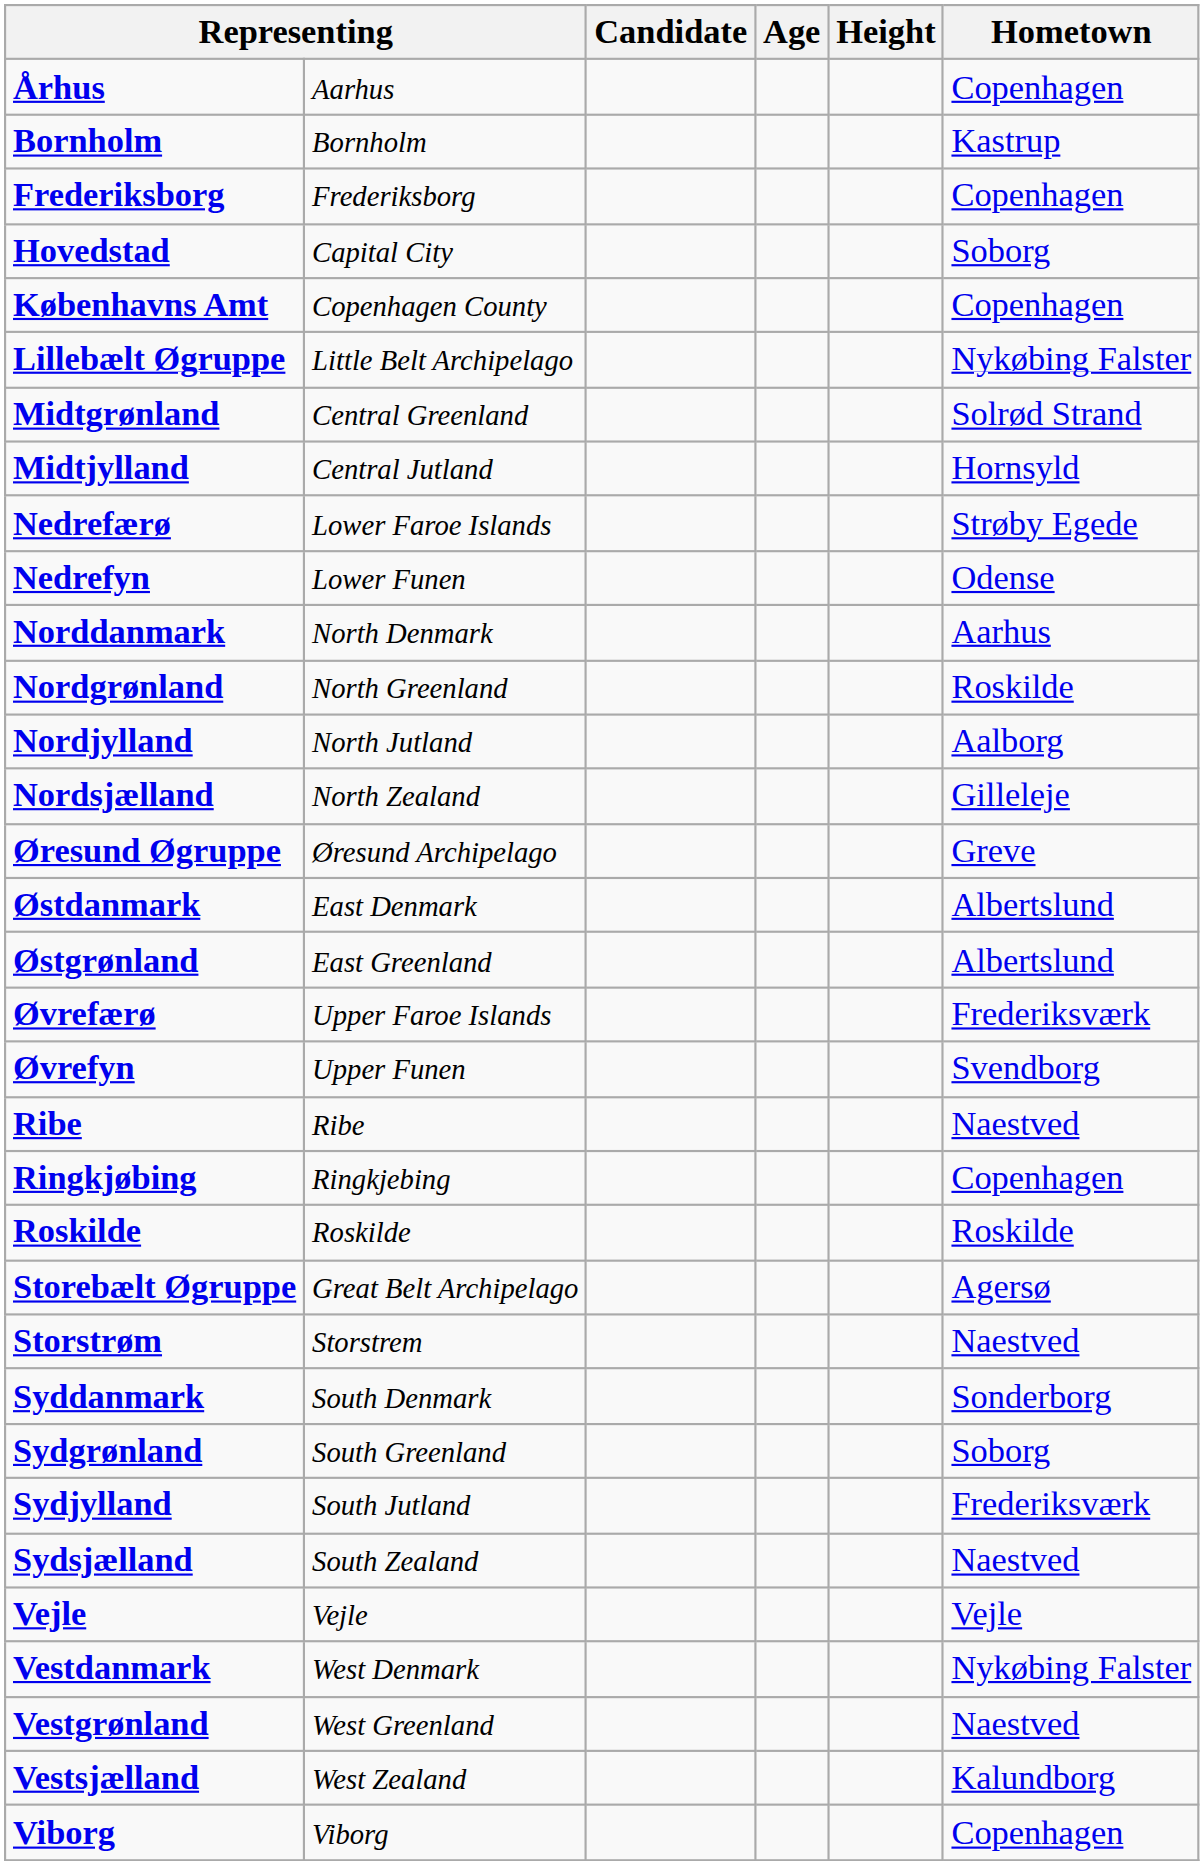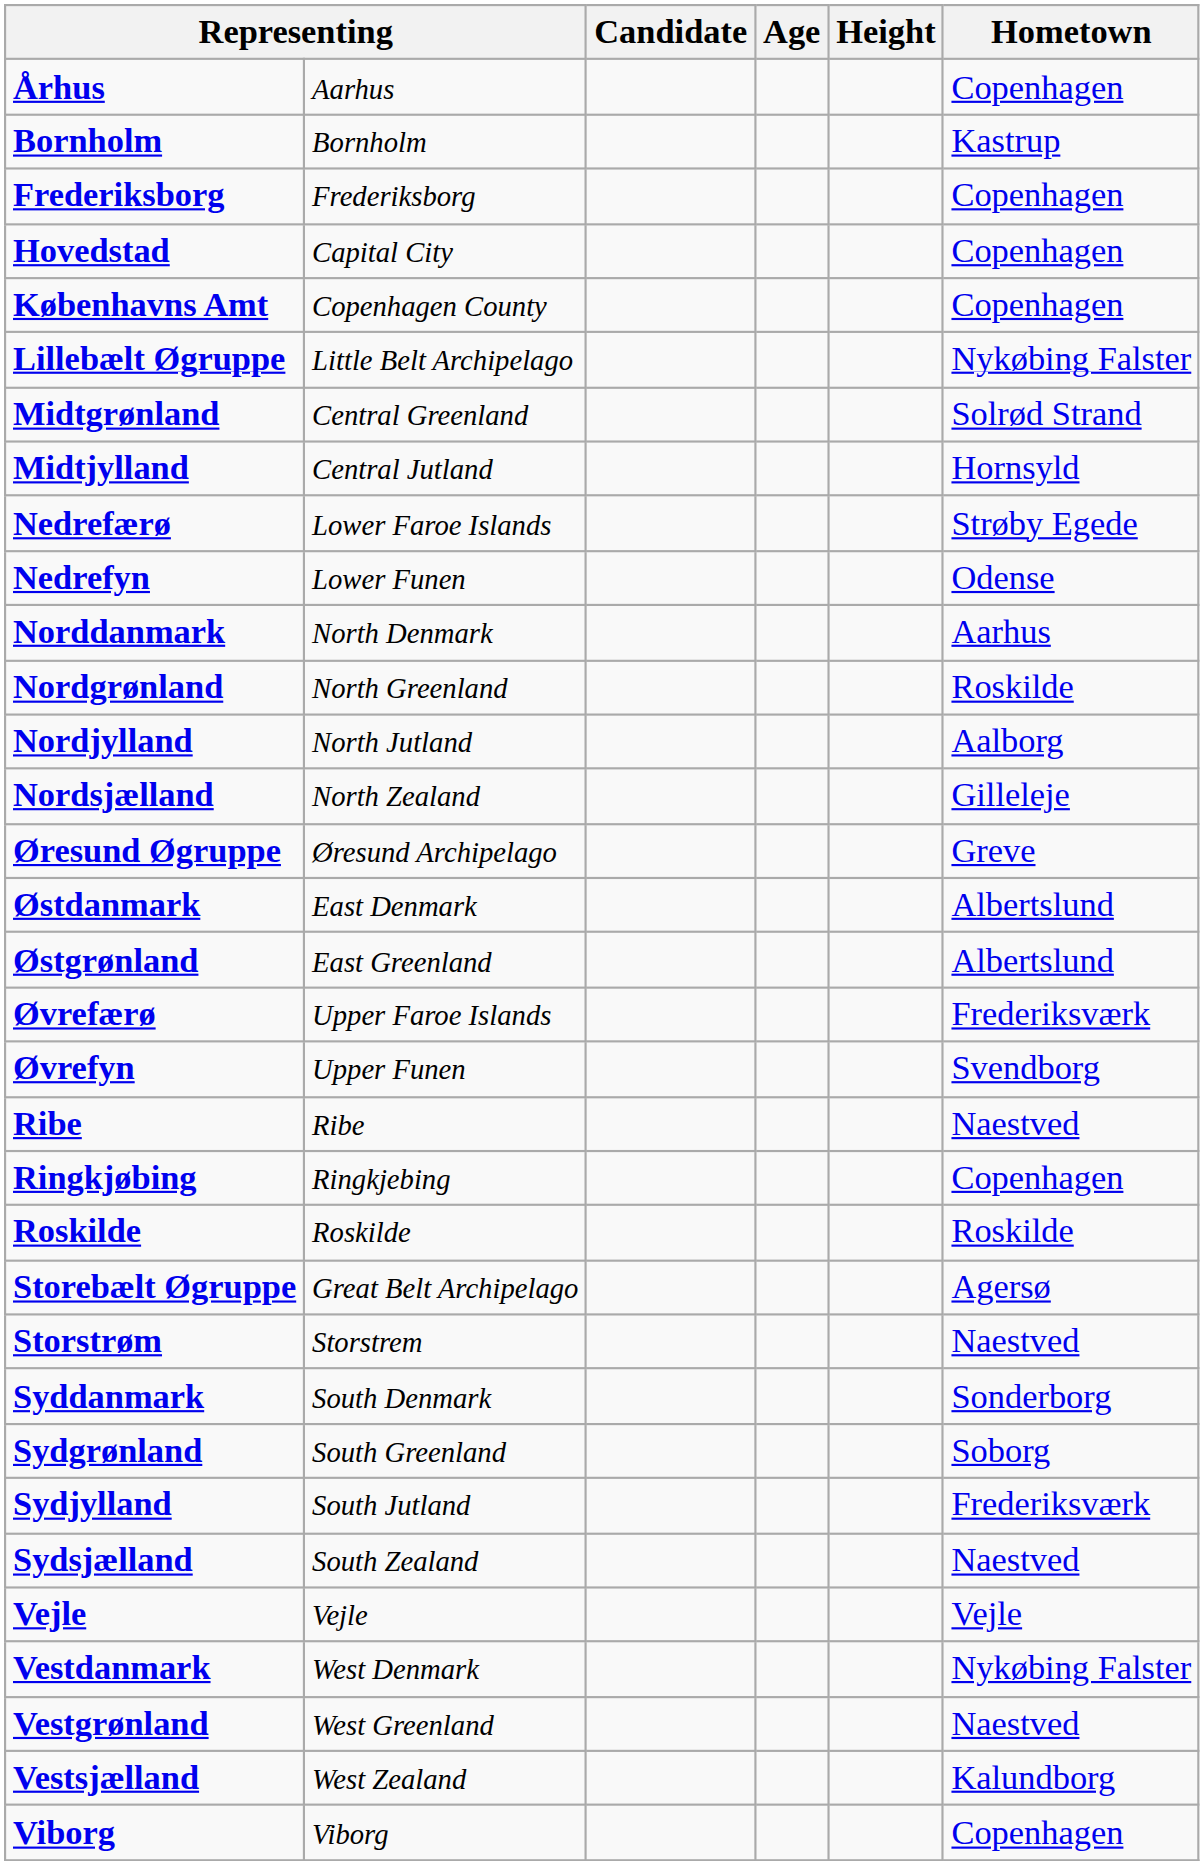(1001, 250) Soborg -> (1037, 250) Copenhagen
